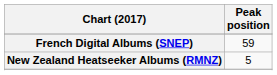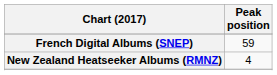(248, 60) 5 -> (248, 60) 4
